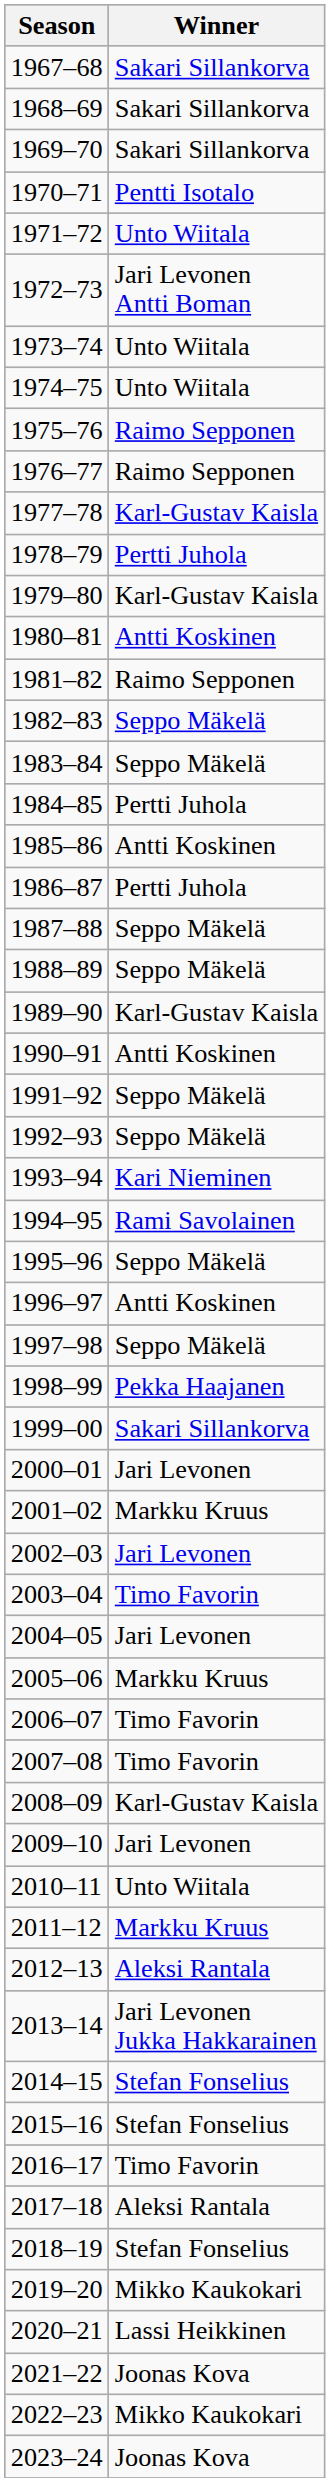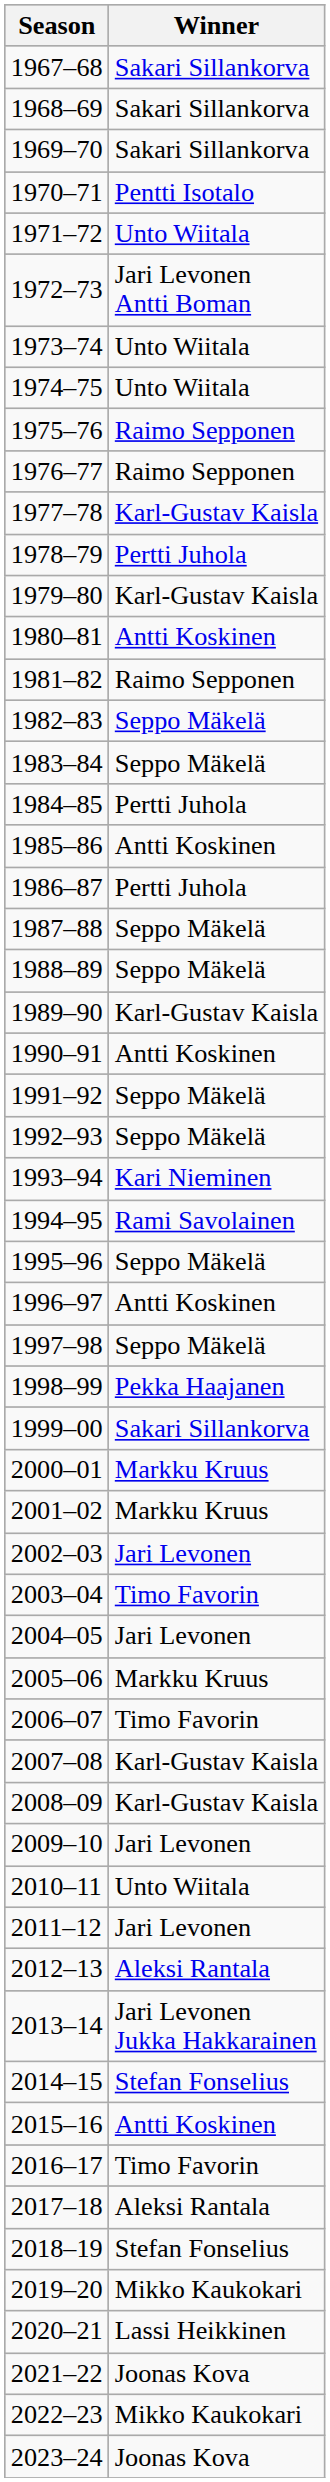(183, 1469) Jari Levonen -> (192, 1469) Markku Kruus
(187, 1761) Timo Favorin -> (216, 1761) Karl-Gustav Kaisla
(192, 1927) Markku Kruus -> (183, 1927) Jari Levonen
(202, 2123) Stefan Fonselius -> (195, 2123) Antti Koskinen
